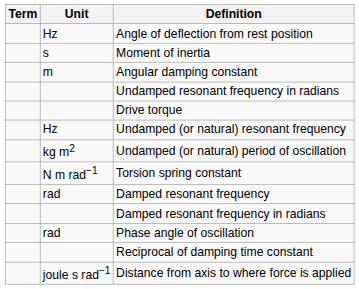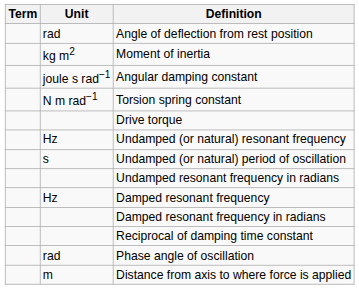(50, 33) Hz -> (52, 33) rad
(46, 52) s -> (59, 54) kg m2
(48, 72) m -> (77, 77) joule s rad−1
rows swapped: (179, 173) <-> (228, 91)
(59, 150) kg m2 -> (46, 159) s
(52, 194) rad -> (50, 197) Hz
rows swapped: (214, 252) <-> (185, 233)
(77, 273) joule s rad−1 -> (48, 274) m
